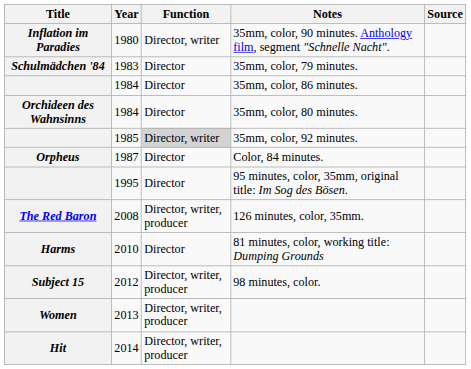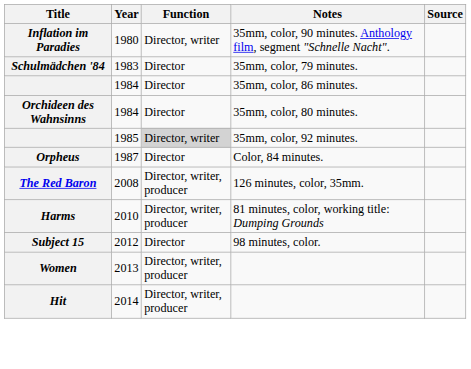- row: (126, 183)
(164, 249) Director -> (183, 216) Director, writer, producer
(183, 282) Director, writer, producer -> (164, 242) Director
